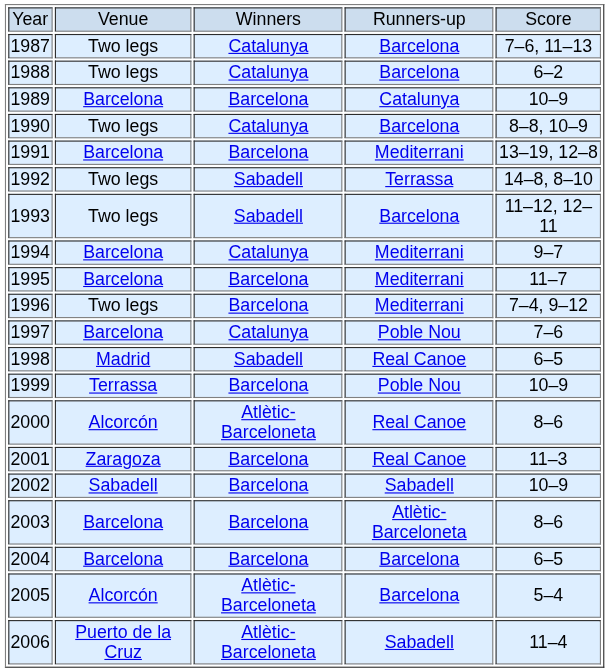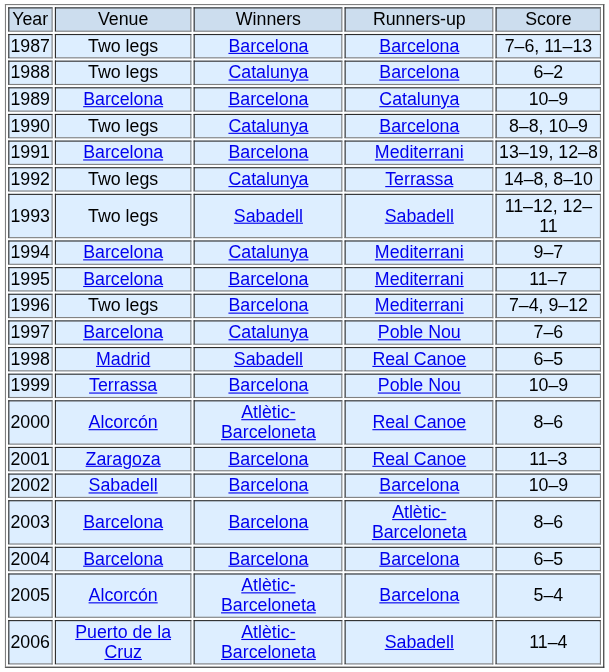(268, 46) Catalunya -> (268, 46) Barcelona
(268, 179) Sabadell -> (268, 179) Catalunya
(419, 215) Barcelona -> (419, 215) Sabadell
(419, 485) Sabadell -> (419, 485) Barcelona
